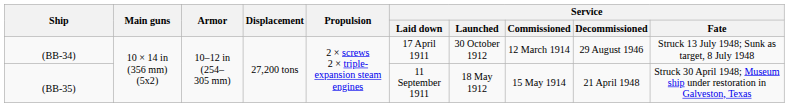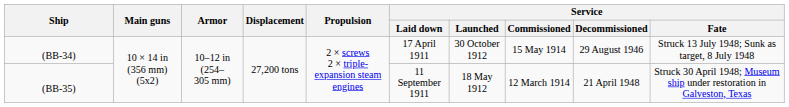(539, 50) 12 March 1914 -> (539, 50) 15 May 1914
(539, 83) 15 May 1914 -> (539, 83) 12 March 1914
